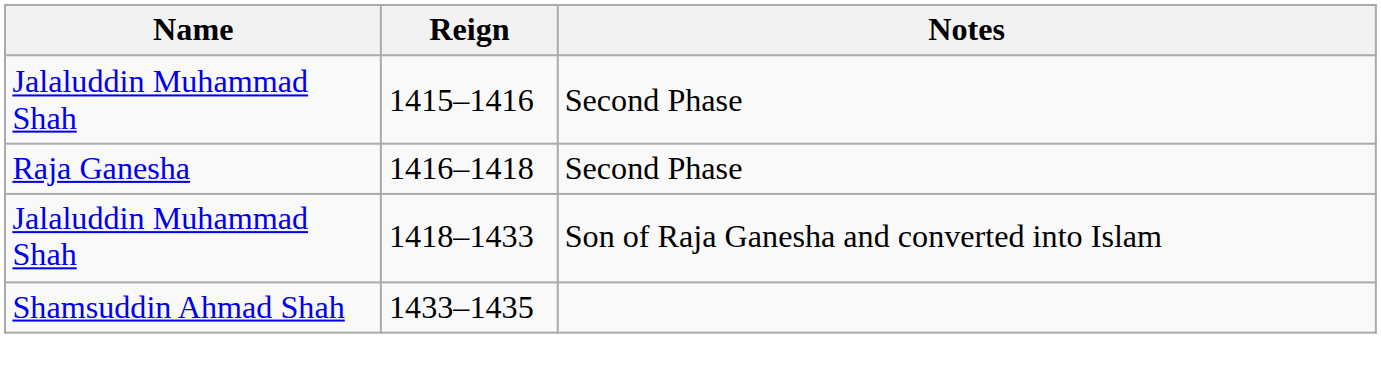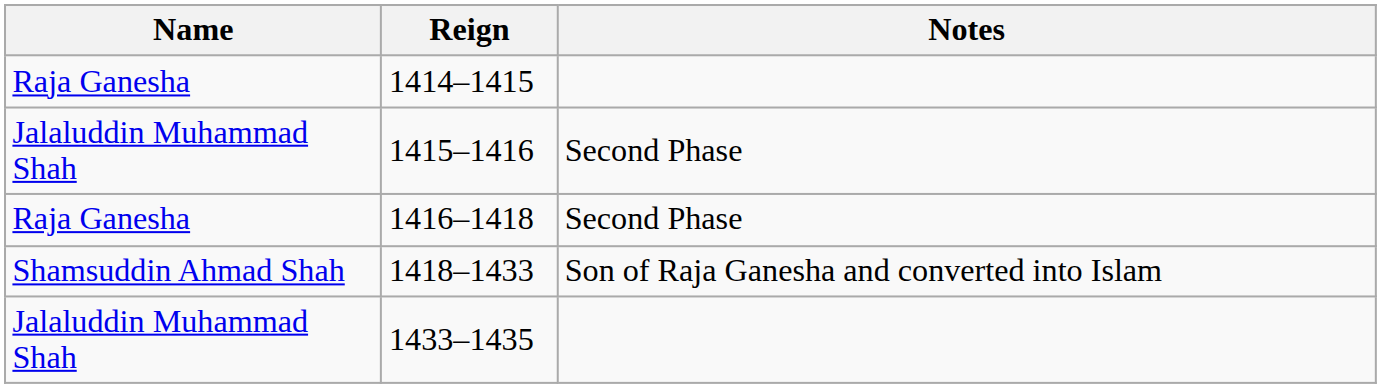+ row: (461, 81)
(160, 237) Jalaluddin Muhammad Shah -> (179, 270) Shamsuddin Ahmad Shah
(179, 306) Shamsuddin Ahmad Shah -> (160, 339) Jalaluddin Muhammad Shah
